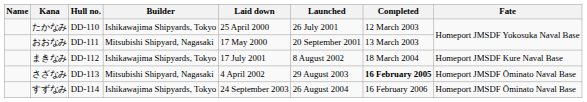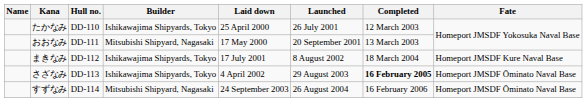(159, 74) Mitsubishi Shipyard, Nagasaki -> (161, 74) Ishikawajima Shipyards, Tokyo
(161, 90) Ishikawajima Shipyards, Tokyo -> (159, 90) Mitsubishi Shipyard, Nagasaki
